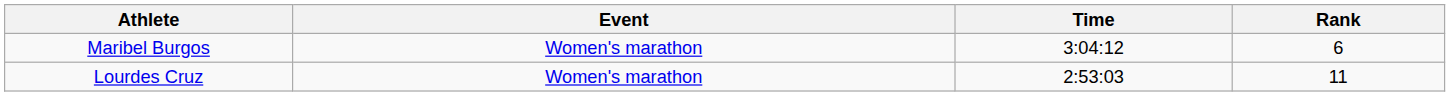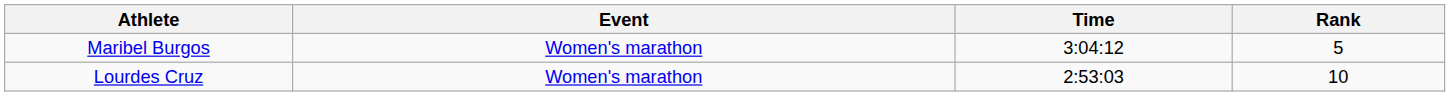(1338, 48) 6 -> (1338, 48) 5
(1338, 77) 11 -> (1338, 77) 10
